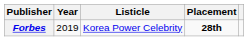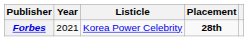(67, 28) 2019 -> (67, 28) 2021
